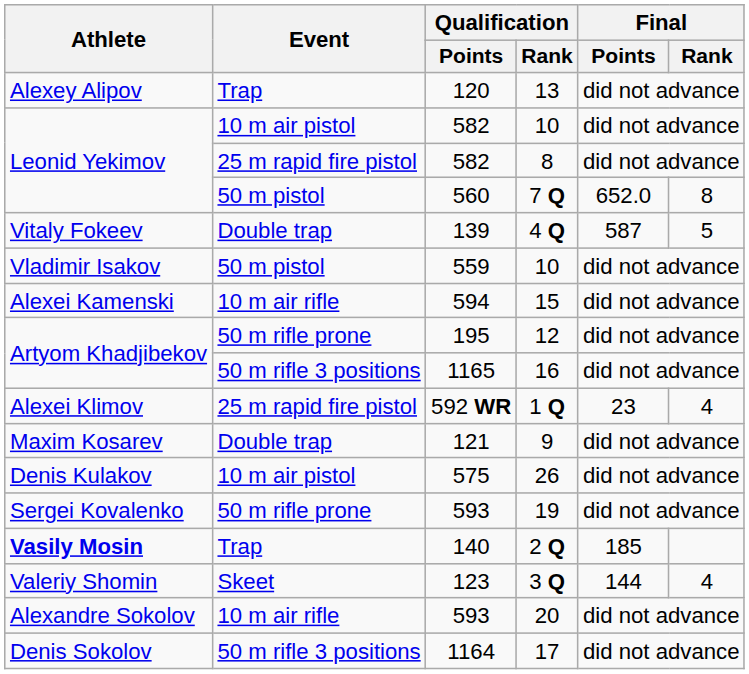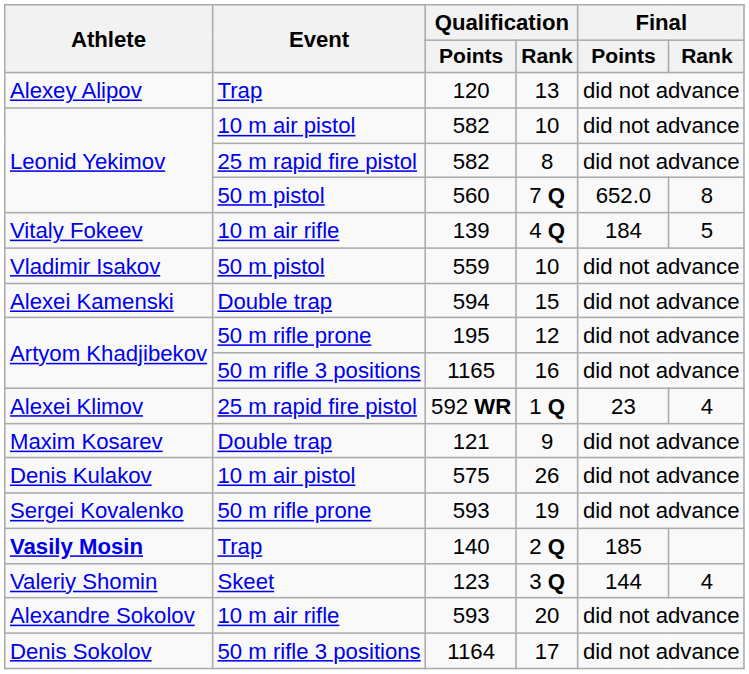(275, 231) Double trap -> (278, 231) 10 m air rifle
(623, 231) 587 -> (623, 231) 184
(278, 301) 10 m air rifle -> (275, 301) Double trap
